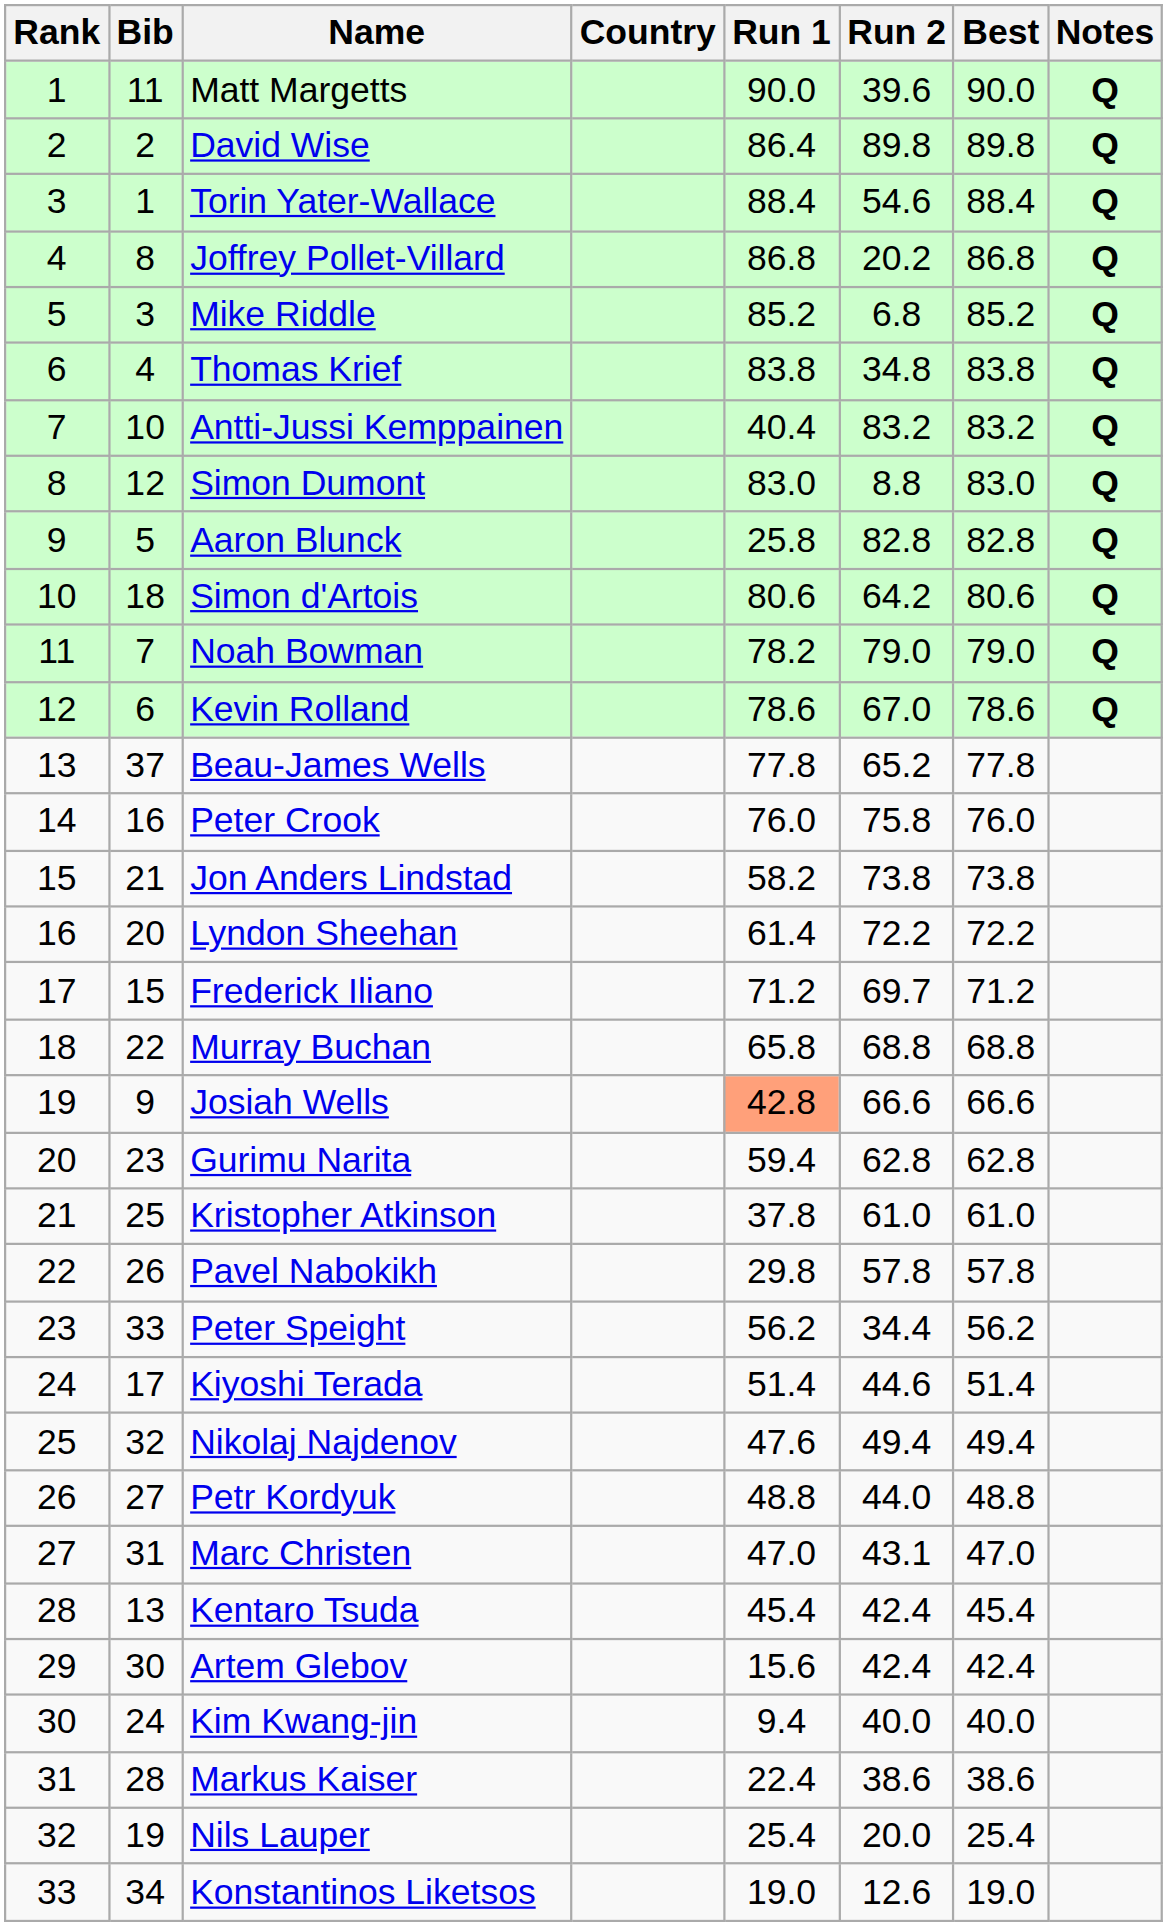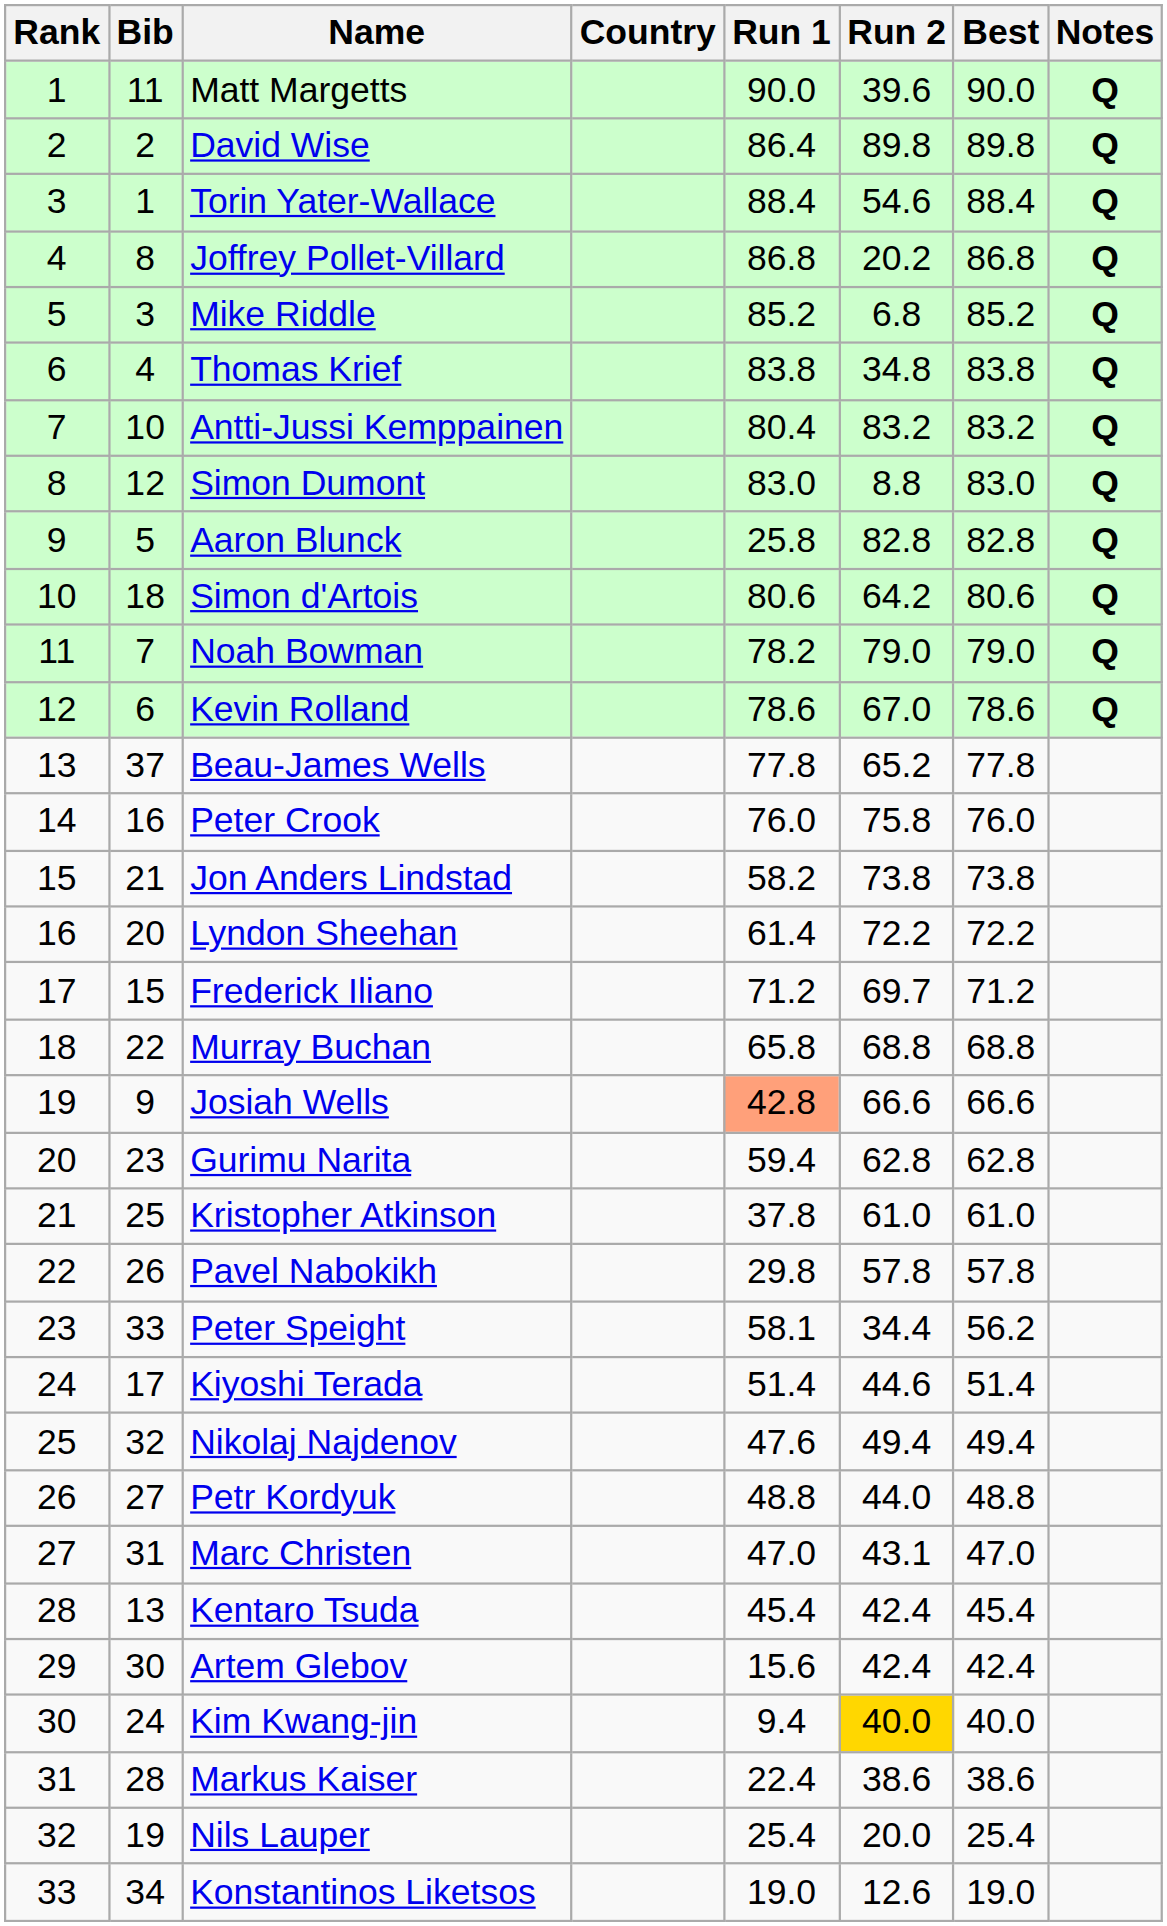(782, 426) 40.4 -> (782, 426) 80.4
(782, 1328) 56.2 -> (782, 1328) 58.1
(897, 1722) no background -> (897, 1722) gold background
